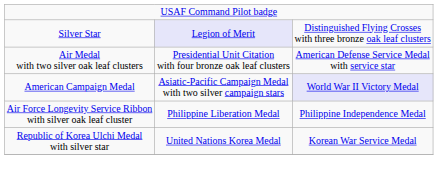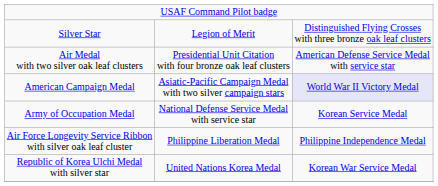(223, 33) lavender background -> (223, 33) no background
+ row: (80, 114)
